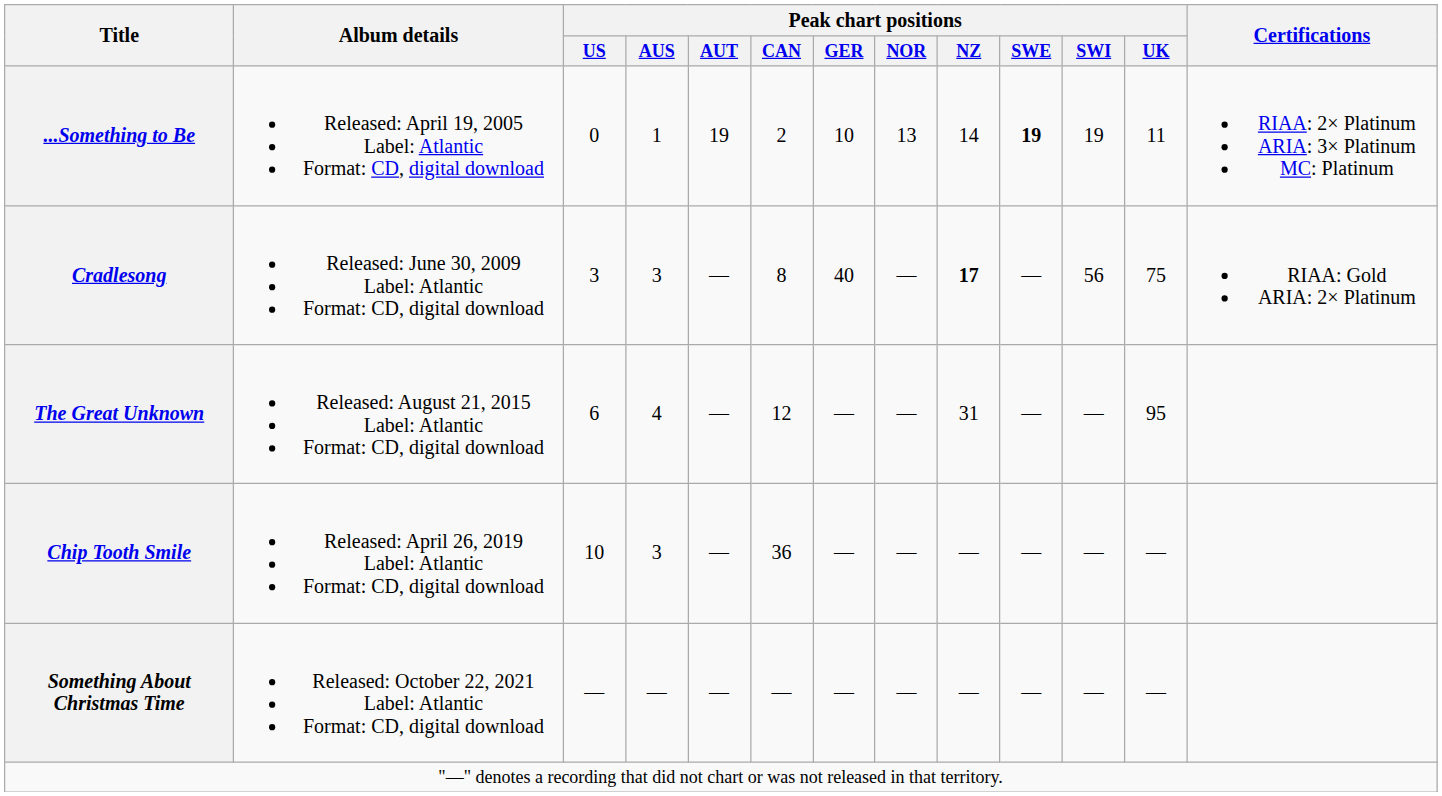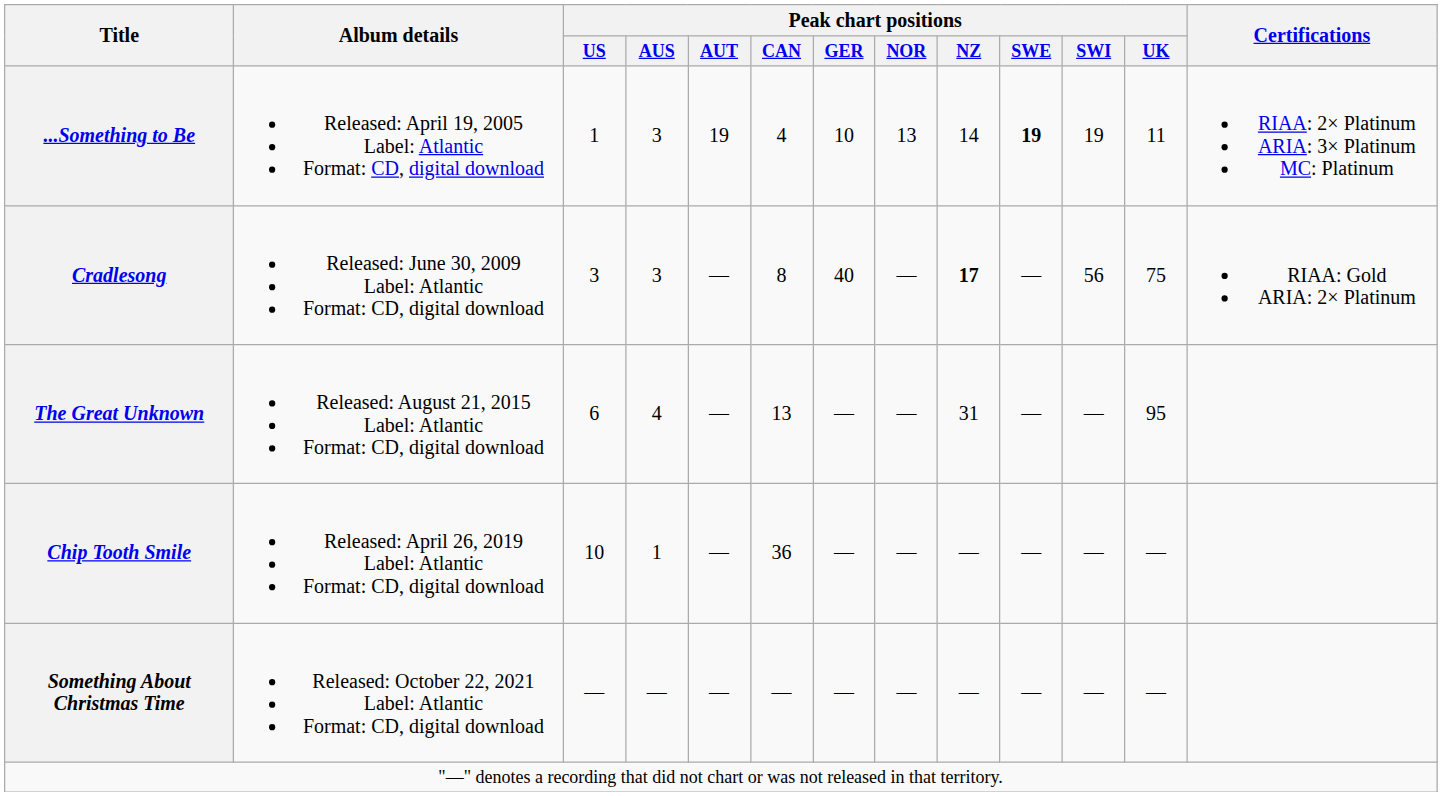(594, 135) 0 -> (594, 135) 1
(657, 135) 1 -> (657, 135) 3
(782, 135) 2 -> (782, 135) 4
(782, 413) 12 -> (782, 413) 13
(657, 553) 3 -> (657, 553) 1
